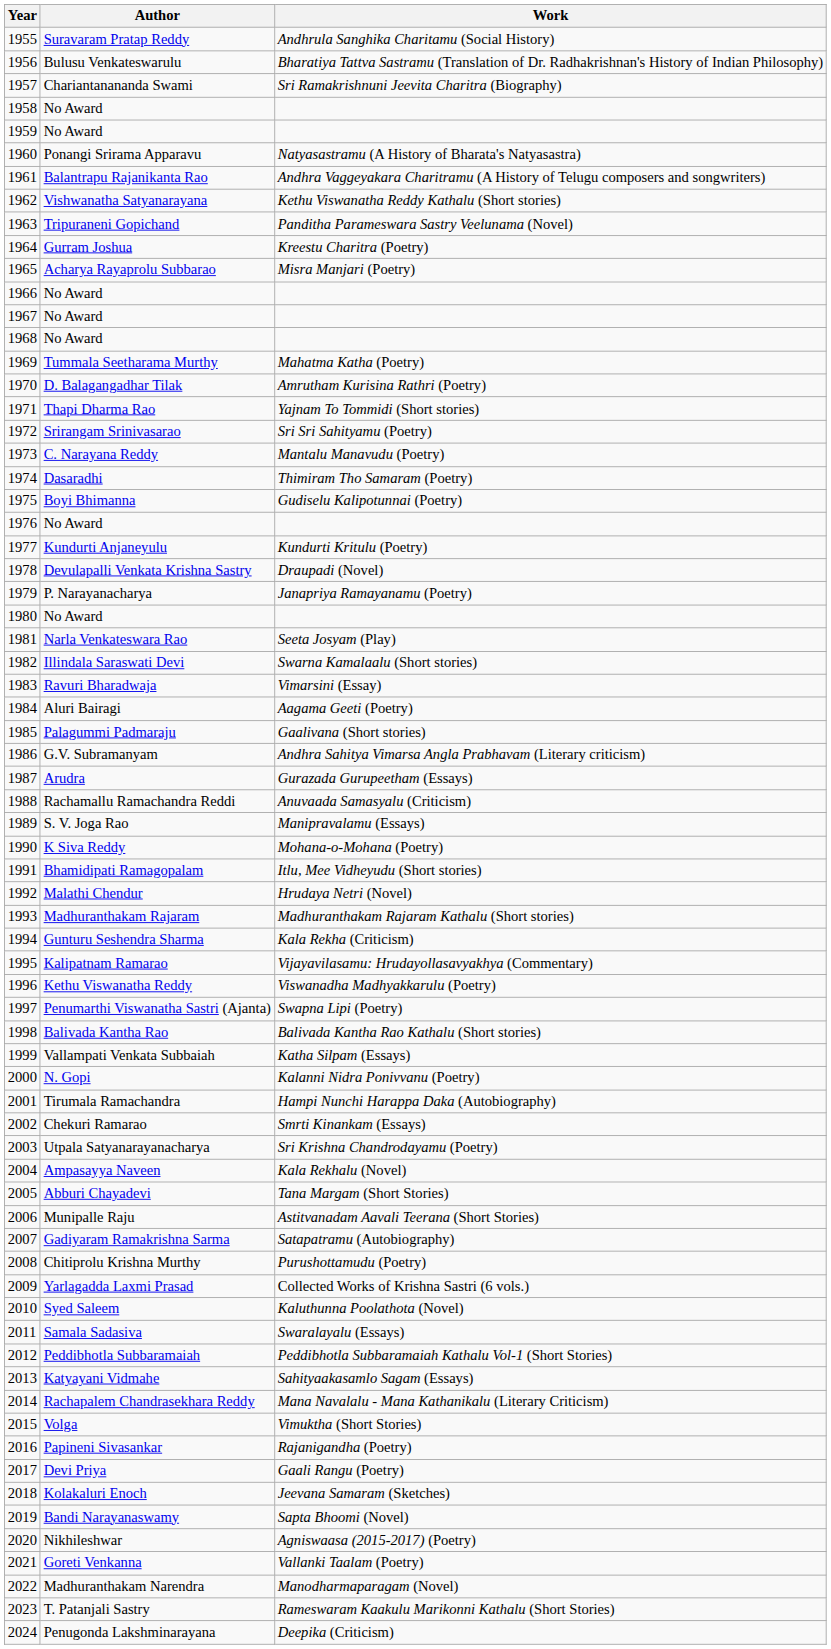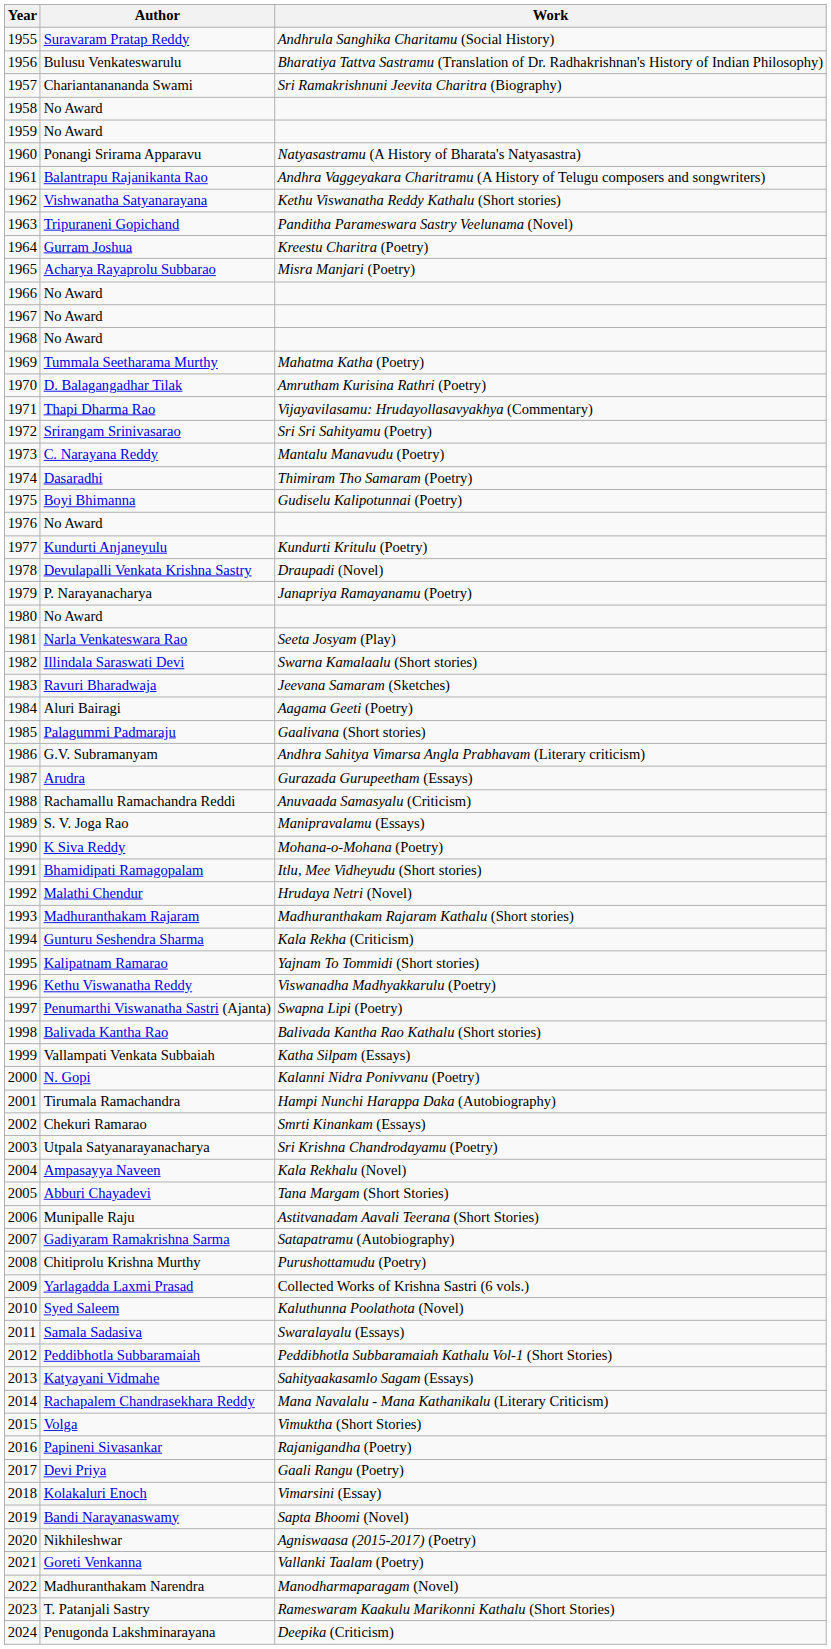(378, 408) Yajnam To Tommidi (Short stories) -> (435, 408) Vijayavilasamu: Hrudayollasavyakhya (Commentary)
(330, 685) Vimarsini (Essay) -> (364, 685) Jeevana Samaram (Sketches)
(435, 962) Vijayavilasamu: Hrudayollasavyakhya (Commentary) -> (378, 962) Yajnam To Tommidi (Short stories)
(364, 1493) Jeevana Samaram (Sketches) -> (330, 1493) Vimarsini (Essay)
